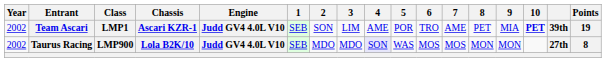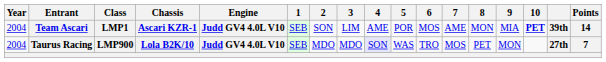(16, 28) 2002 -> (16, 28) 2004
(429, 28) TRO -> (429, 28) MOS
(482, 28) PET -> (482, 28) MON
(586, 28) 19 -> (586, 28) 14
(16, 44) 2002 -> (16, 44) 2004
(429, 44) MOS -> (429, 44) TRO
(482, 44) MON -> (482, 44) PET
(586, 44) 8 -> (586, 44) 7
